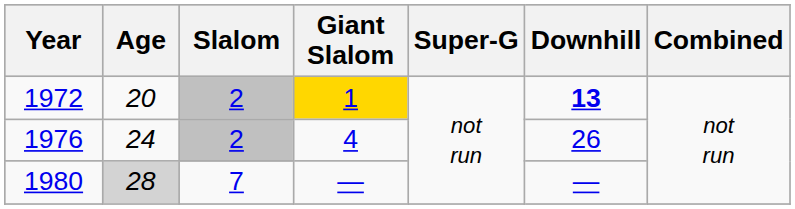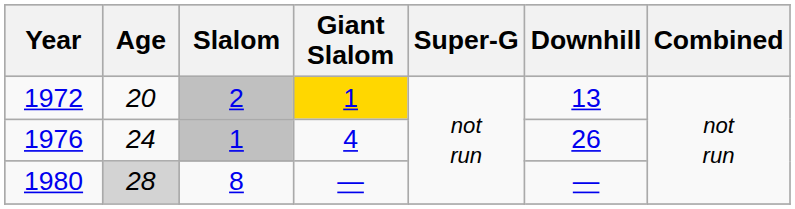(586, 97) bold -> (586, 97) normal
(236, 139) 2 -> (236, 139) 1
(236, 181) 7 -> (236, 181) 8
